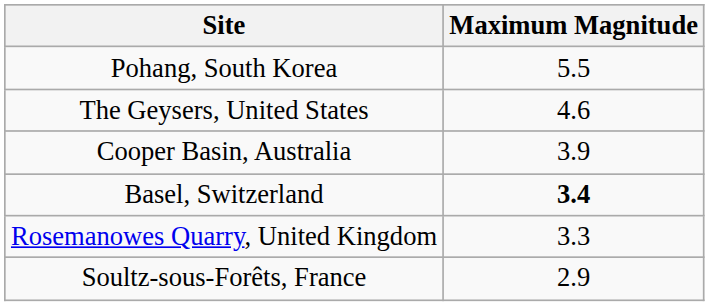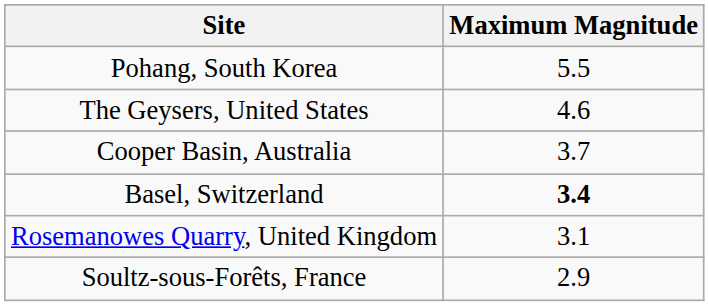(574, 151) 3.9 -> (574, 151) 3.7
(574, 236) 3.3 -> (574, 236) 3.1
